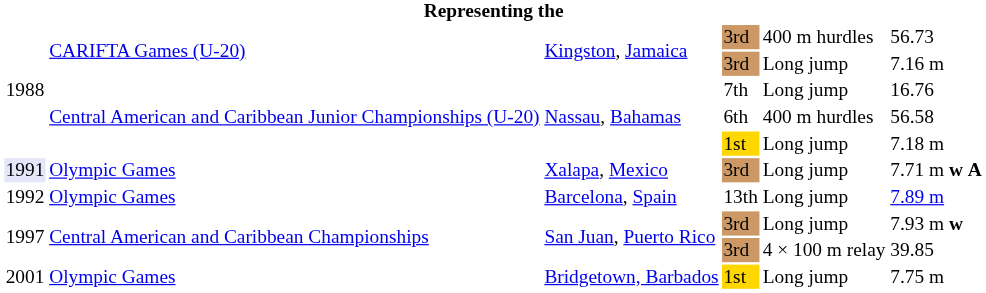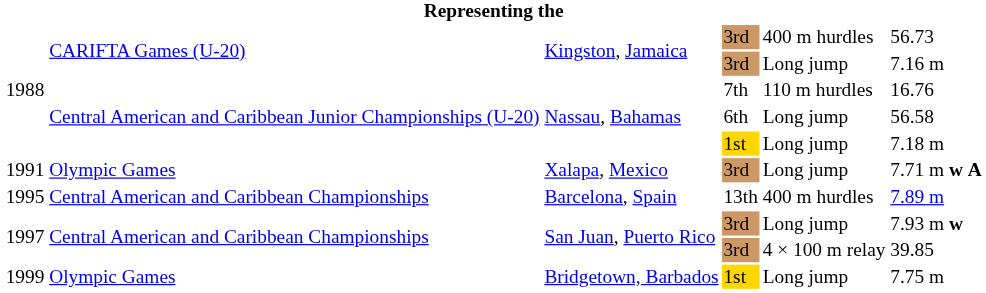(805, 90) Long jump -> (818, 90) 110 m hurdles
(818, 116) 400 m hurdles -> (805, 116) Long jump
(25, 170) lavender background -> (25, 170) no background
(25, 196) 1992 -> (25, 196) 1995
(112, 196) Olympic Games -> (239, 196) Central American and Caribbean Championships
(805, 196) Long jump -> (818, 196) 400 m hurdles
(25, 276) 2001 -> (25, 276) 1999
